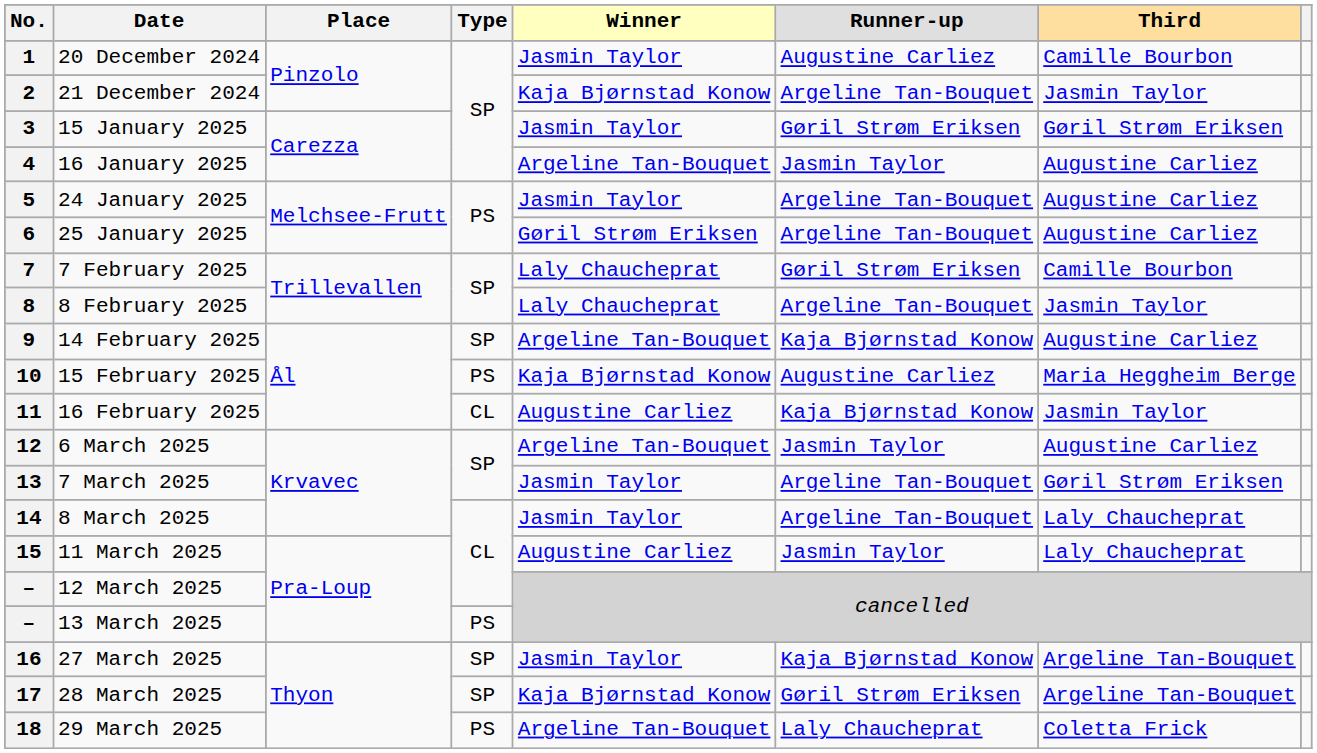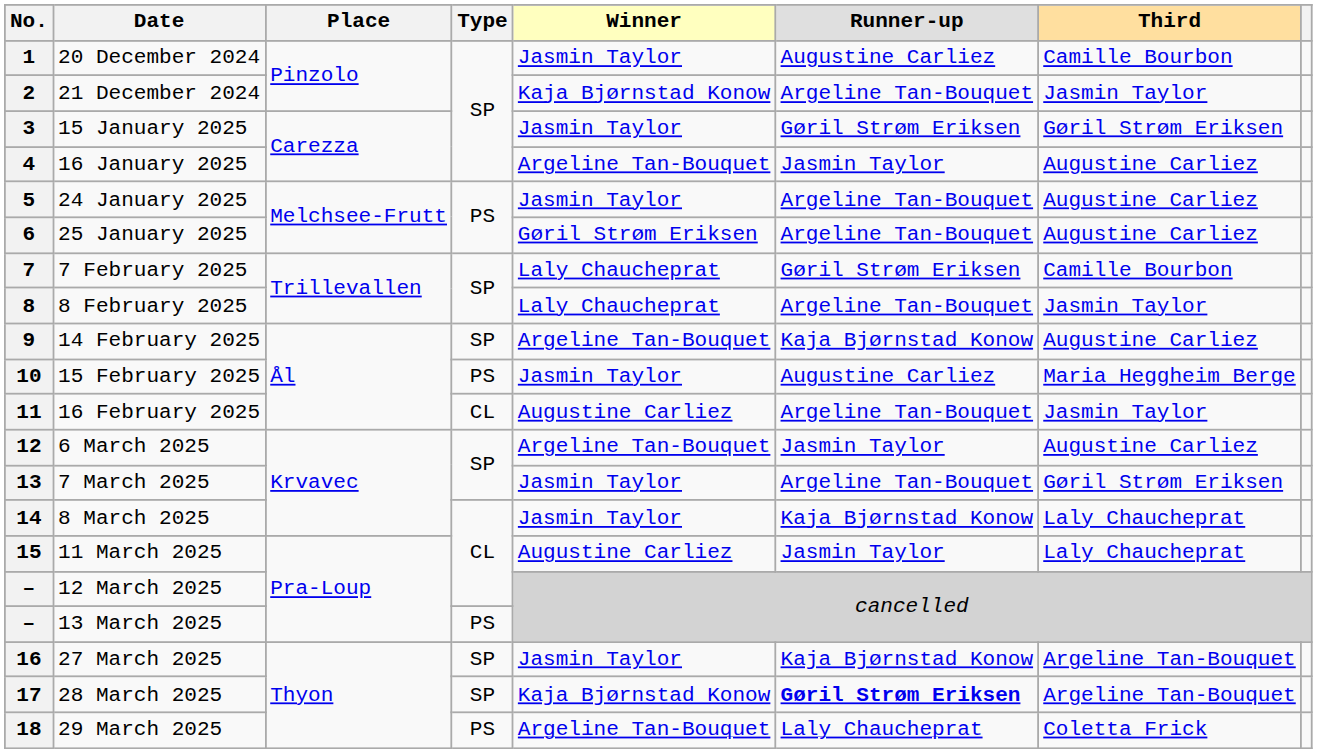(644, 376) Kaja Bjørnstad Konow -> (600, 376) Jasmin Taylor
(907, 411) Kaja Bjørnstad Konow -> (907, 411) Argeline Tan-Bouquet
(907, 518) Argeline Tan-Bouquet -> (907, 518) Kaja Bjørnstad Konow
(900, 695) normal -> (900, 695) bold
